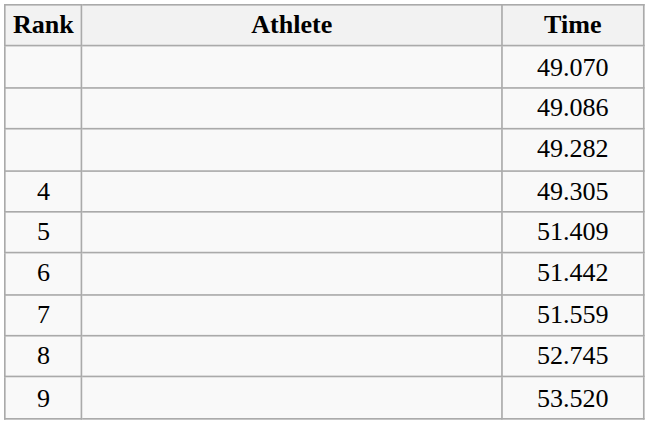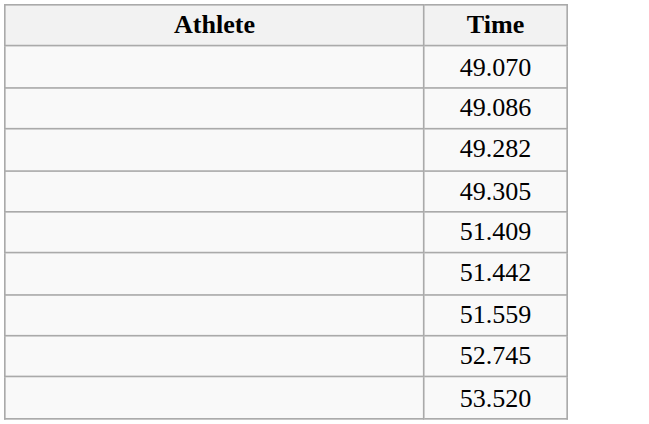- column: (43, 25)
